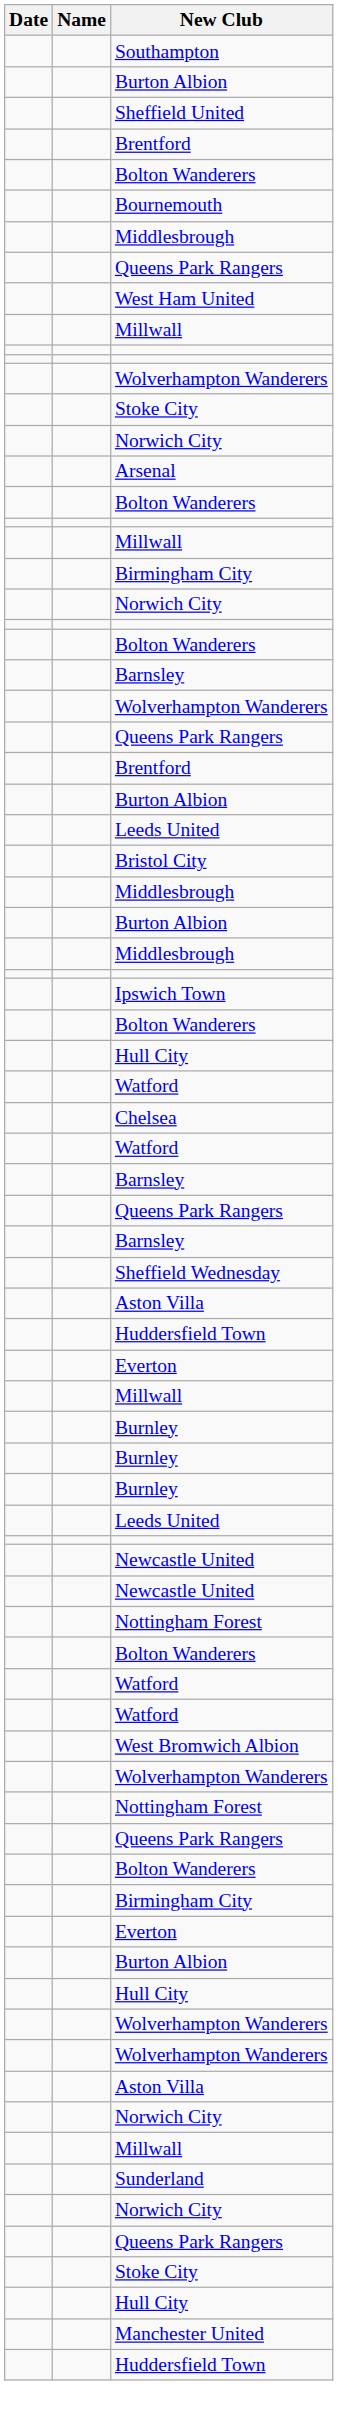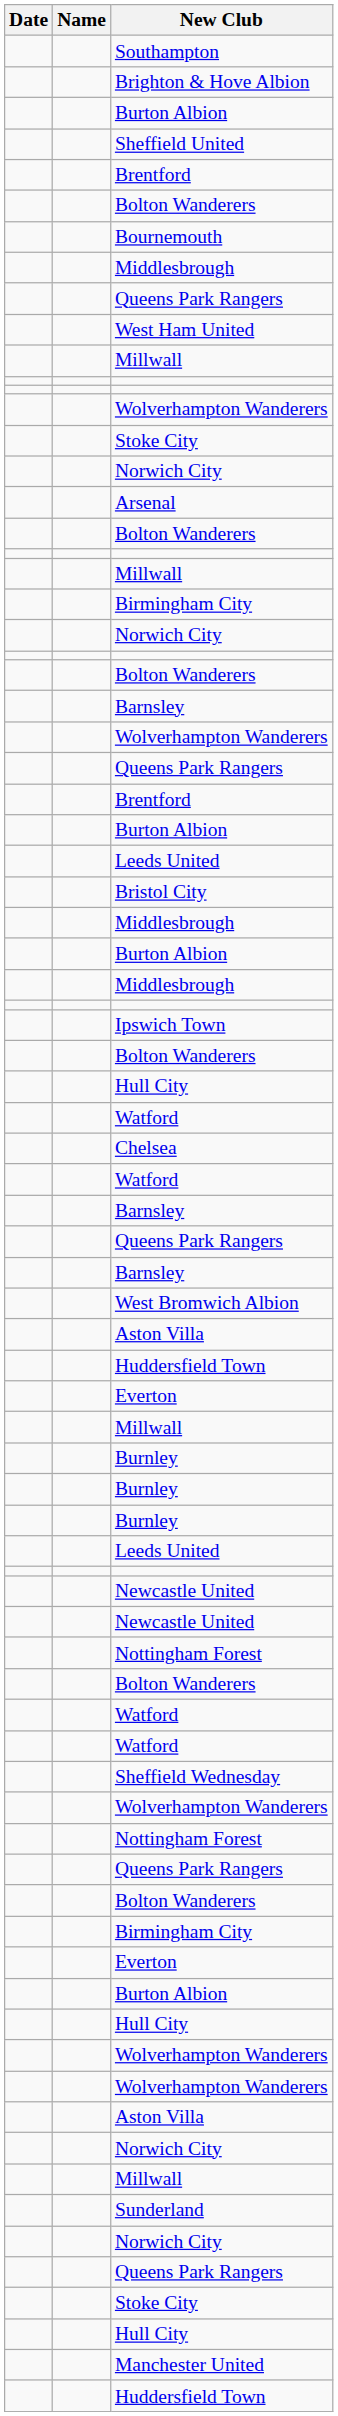+ row: (29, 82)
rows swapped: (29, 1272) <-> (29, 1746)
